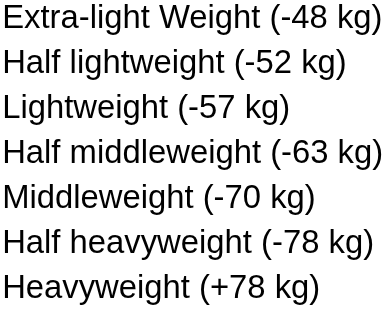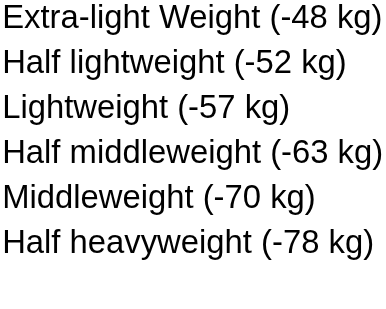- row: (161, 287)
